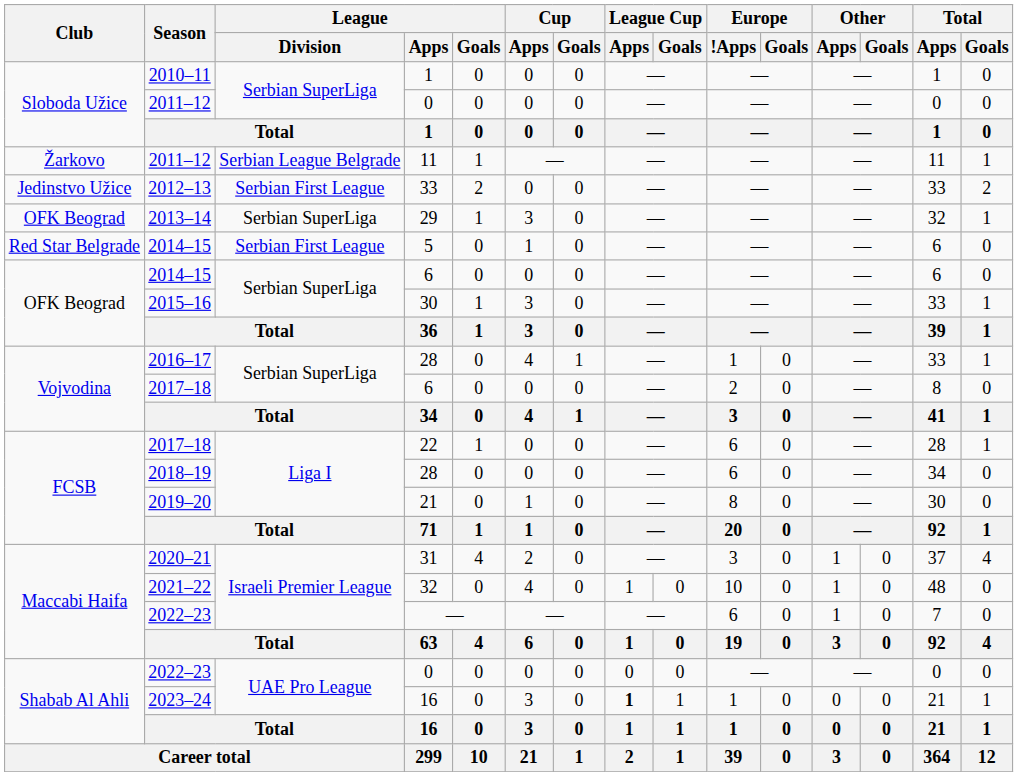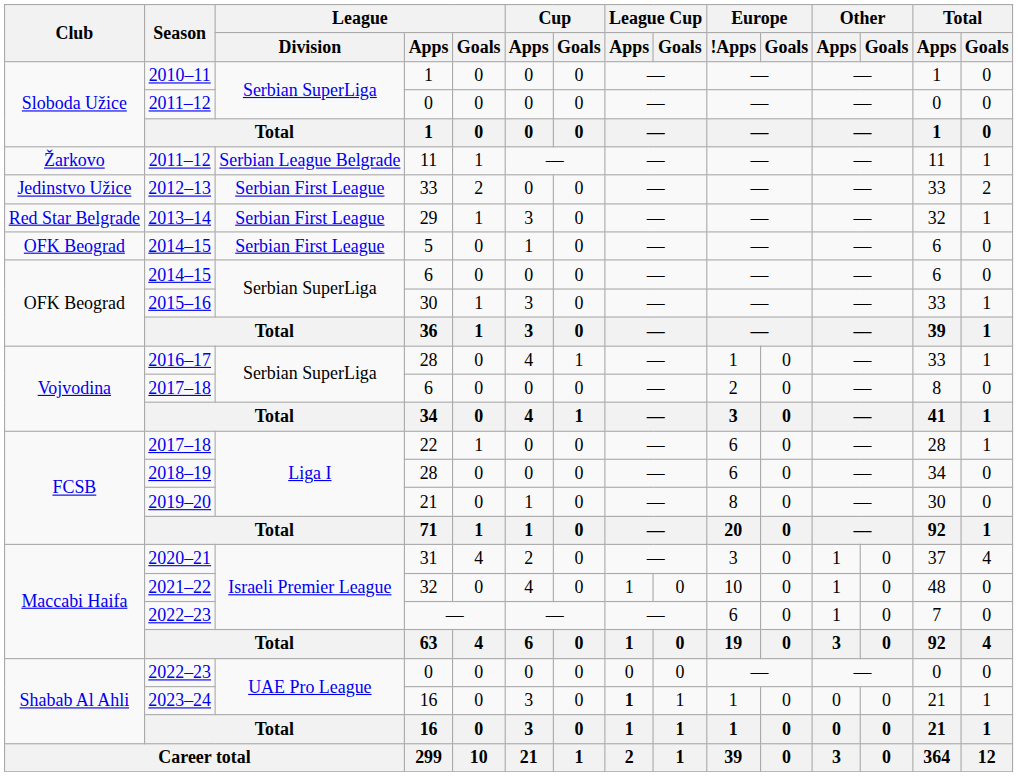(74, 217) OFK Beograd -> (74, 217) Red Star Belgrade
(310, 217) Serbian SuperLiga -> (310, 217) Serbian First League
(74, 246) Red Star Belgrade -> (74, 246) OFK Beograd
